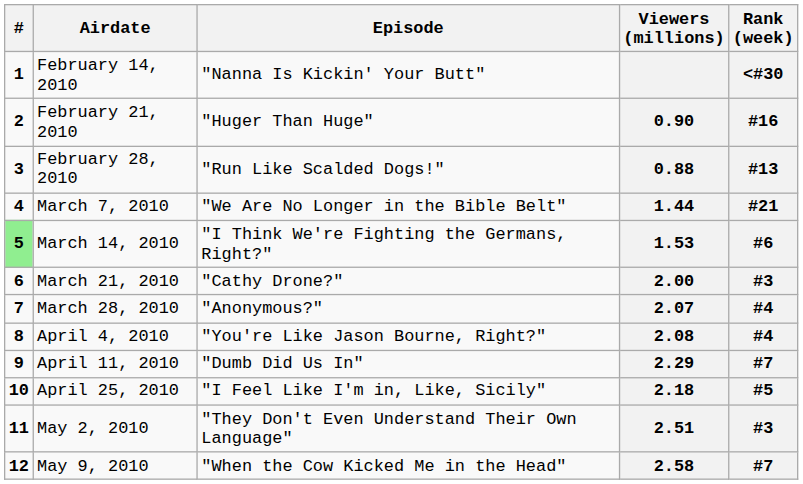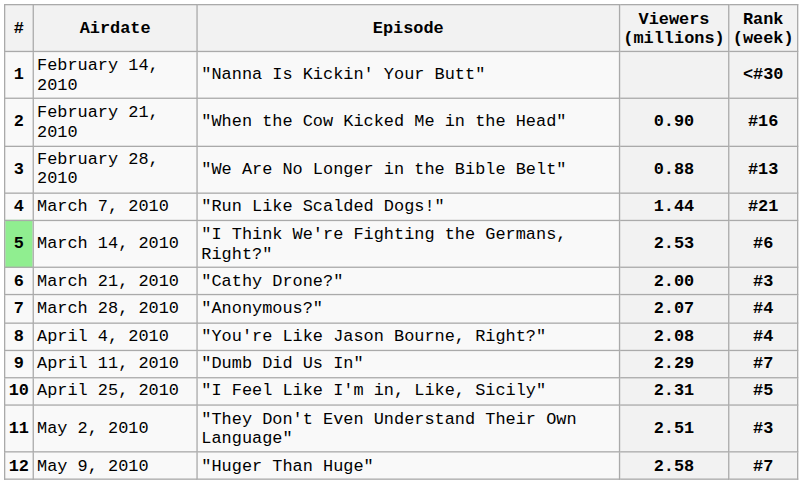(288, 122) "Huger Than Huge" -> (384, 122) "When the Cow Kicked Me in the Head"
(323, 169) "Run Like Scalded Dogs!" -> (384, 169) "We Are No Longer in the Bible Belt"
(384, 207) "We Are No Longer in the Bible Belt" -> (323, 207) "Run Like Scalded Dogs!"
(674, 244) 1.53 -> (674, 244) 2.53
(674, 391) 2.18 -> (674, 391) 2.31
(384, 466) "When the Cow Kicked Me in the Head" -> (288, 466) "Huger Than Huge"
